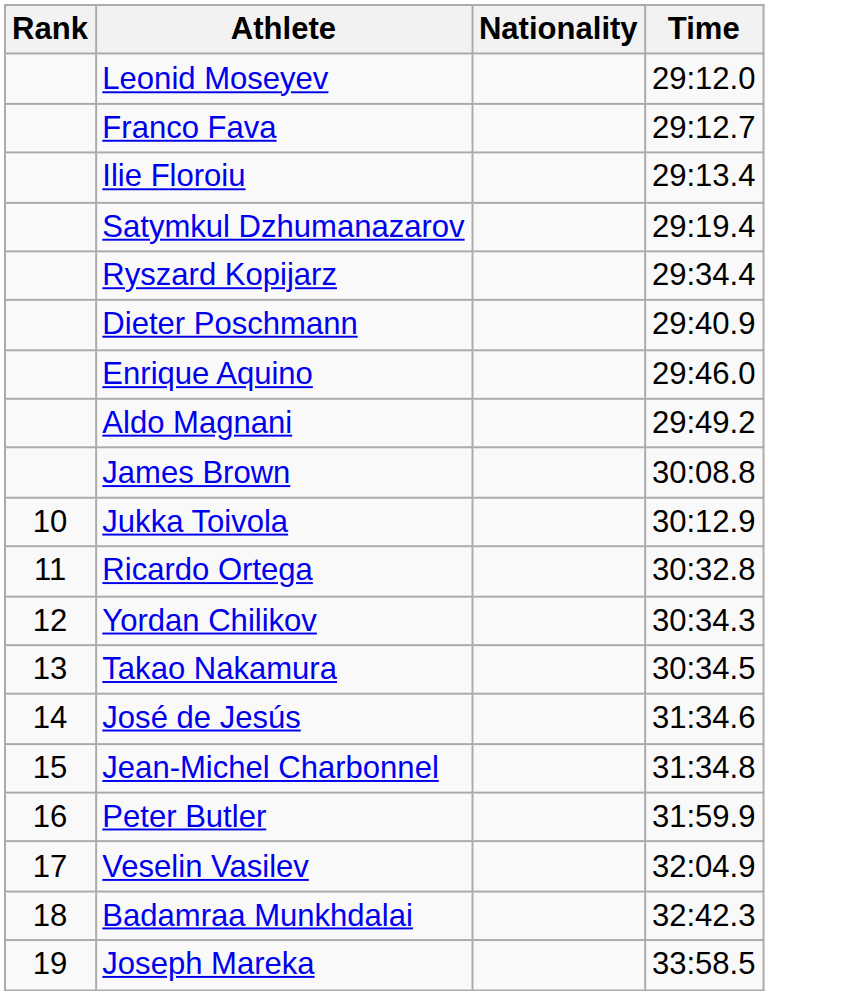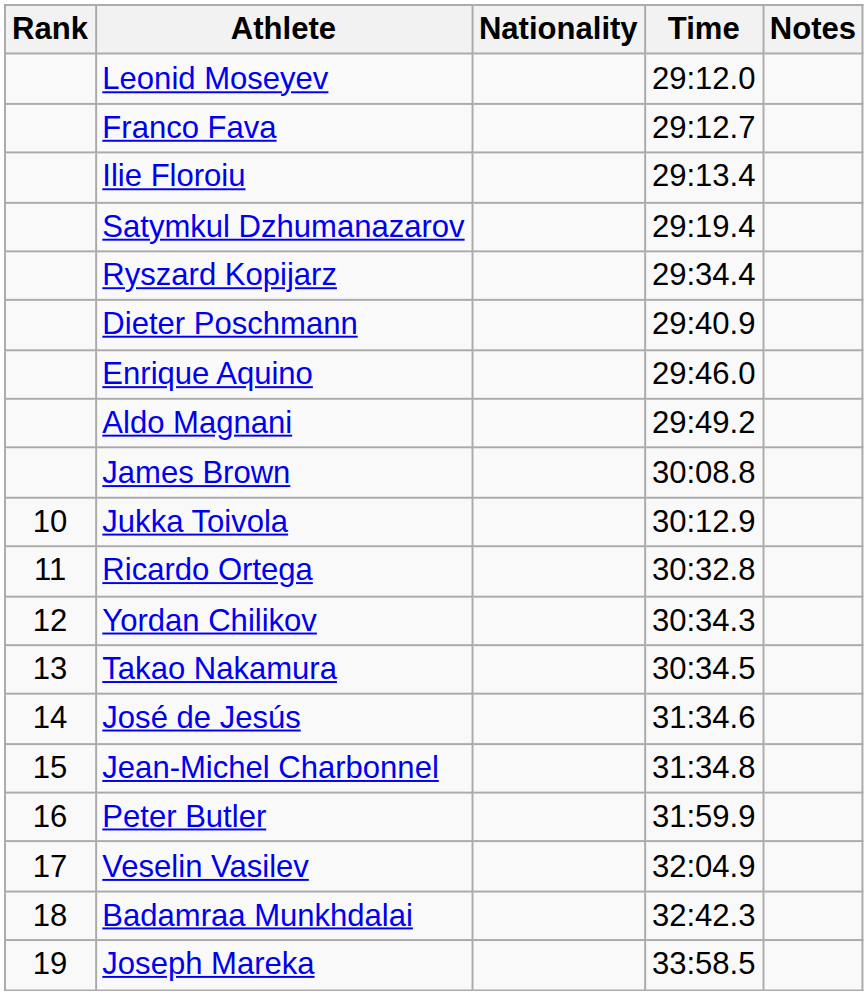+ column: (813, 29)
